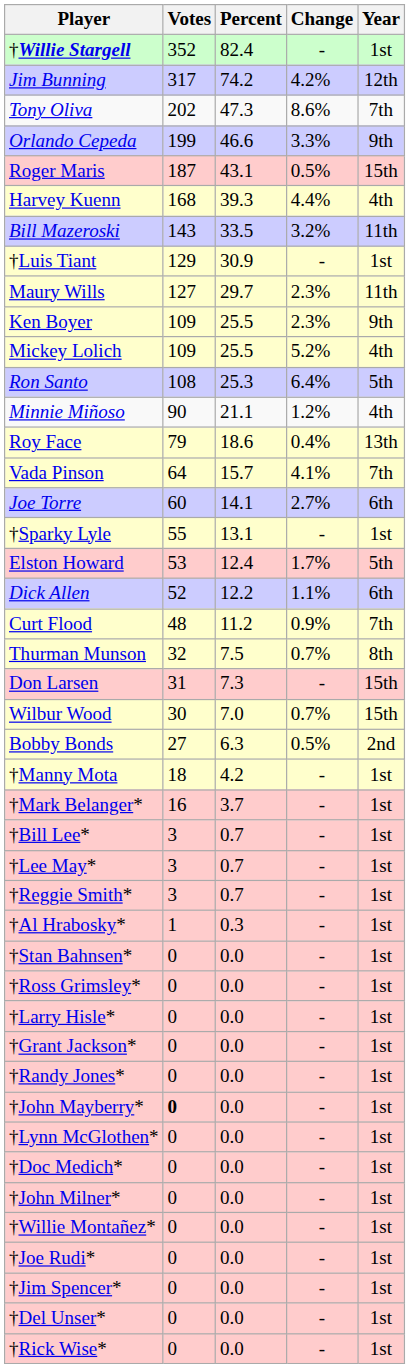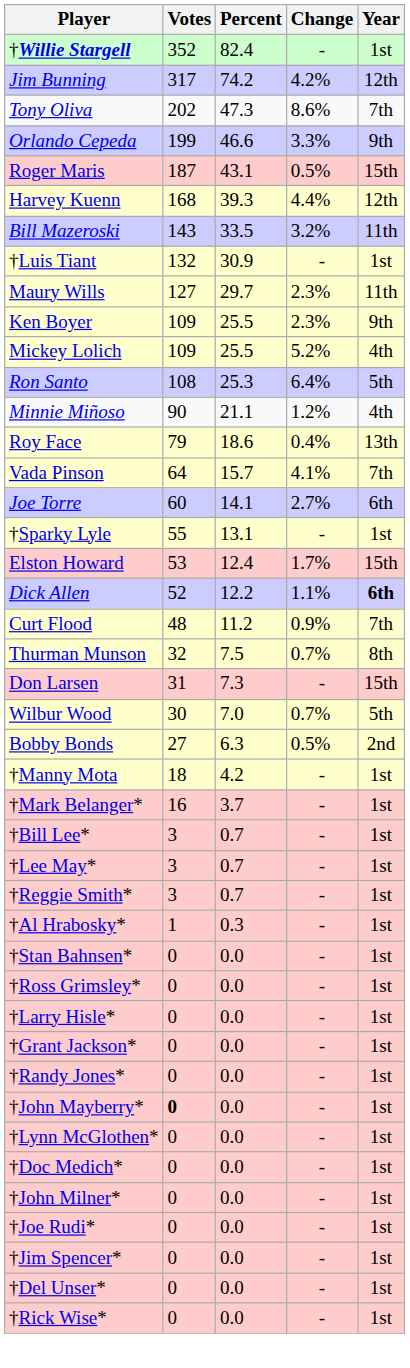(381, 200) 4th -> (381, 200) 12th
(182, 261) 129 -> (182, 261) 132
(381, 563) 5th -> (381, 563) 15th
(381, 593) normal -> (381, 593) bold
(381, 714) 15th -> (381, 714) 5th
- row: (82, 1227)
